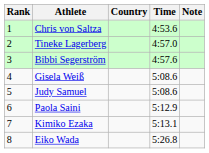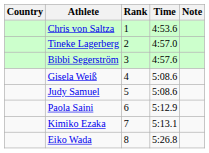columns swapped: (18, 12) <-> (129, 12)
